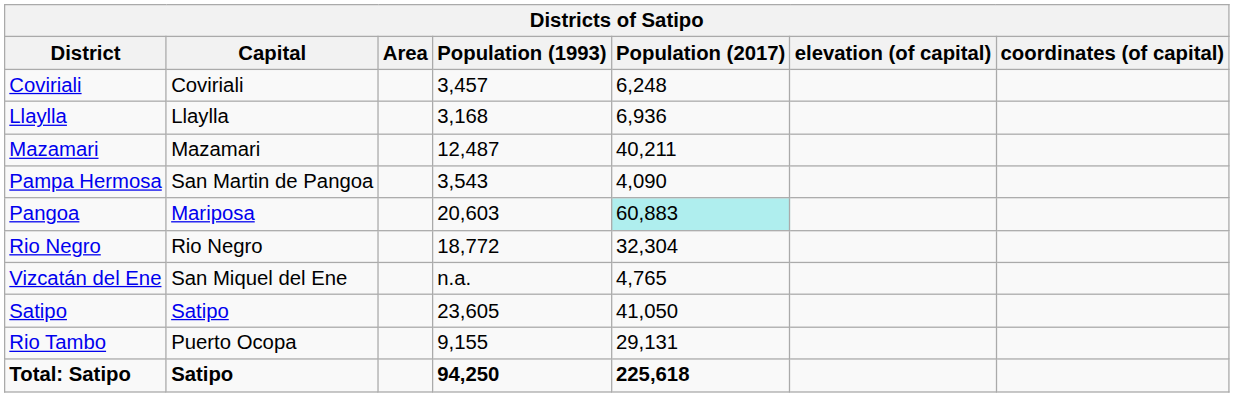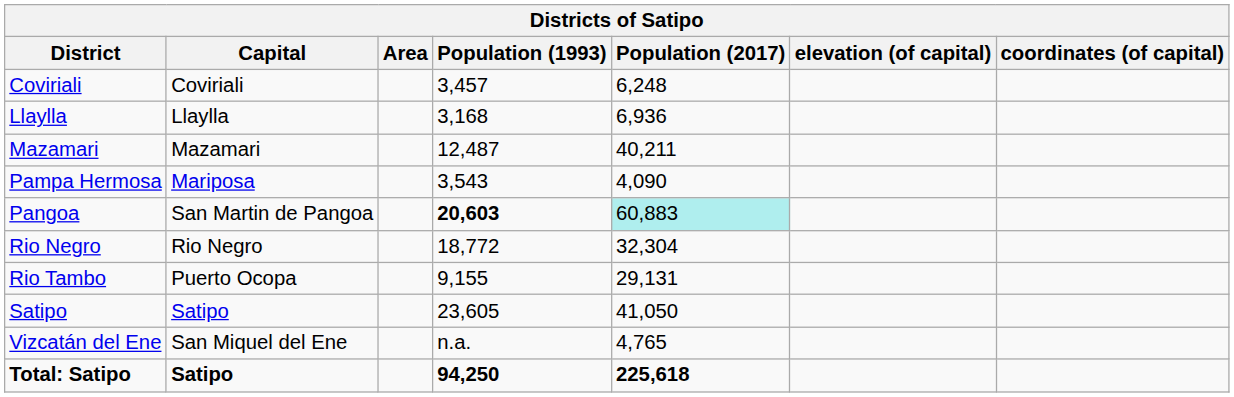(272, 181) San Martin de Pangoa -> (213, 181) Mariposa
(213, 213) Mariposa -> (272, 213) San Martin de Pangoa
(468, 213) normal -> (468, 213) bold
rows swapped: (58, 342) <-> (85, 278)
